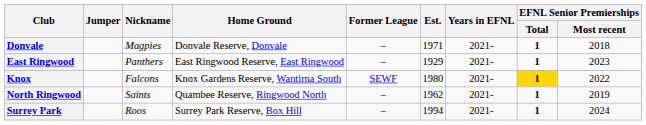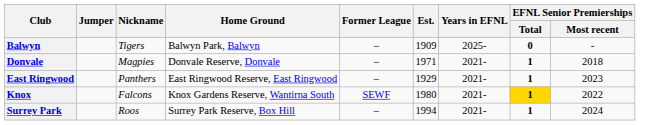+ row: (23, 45)
- row: (44, 95)
